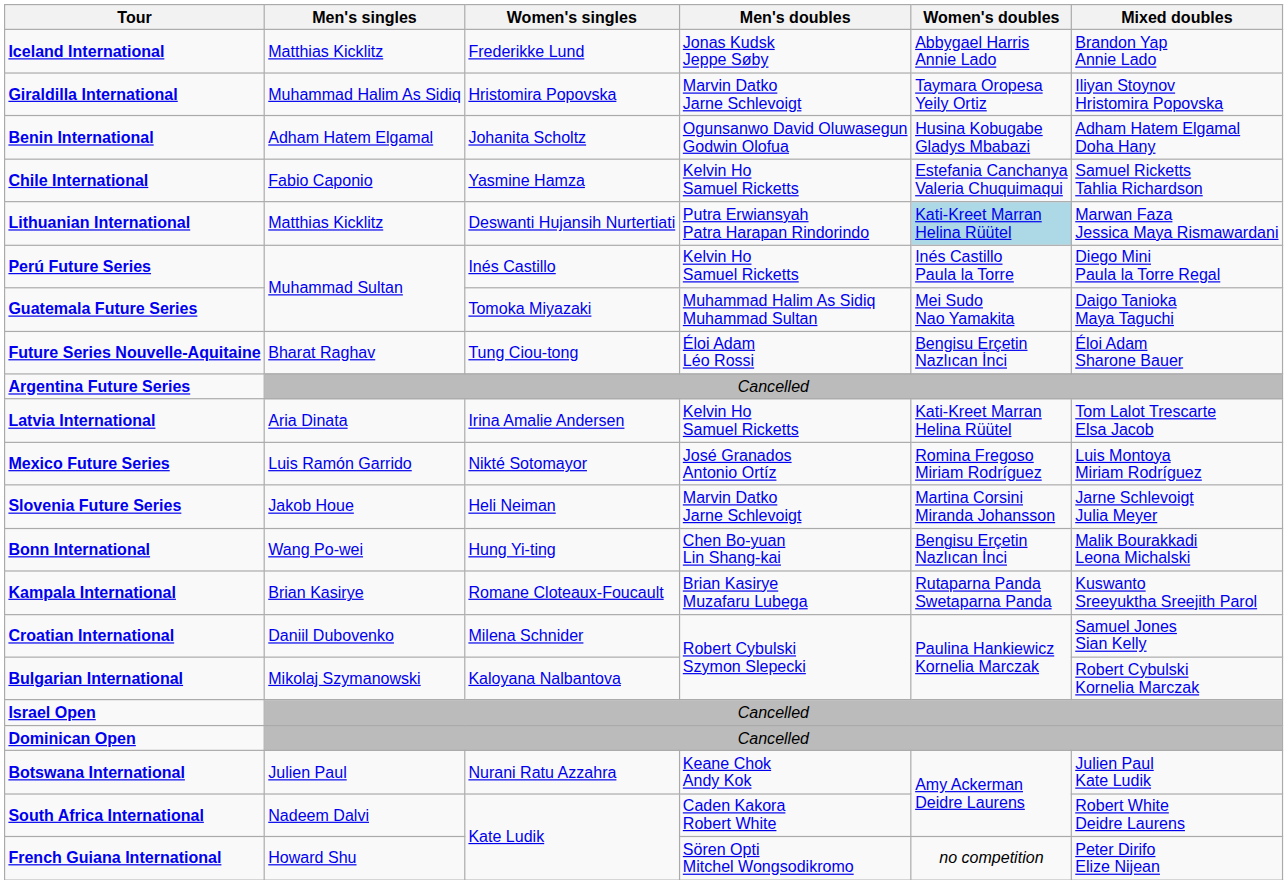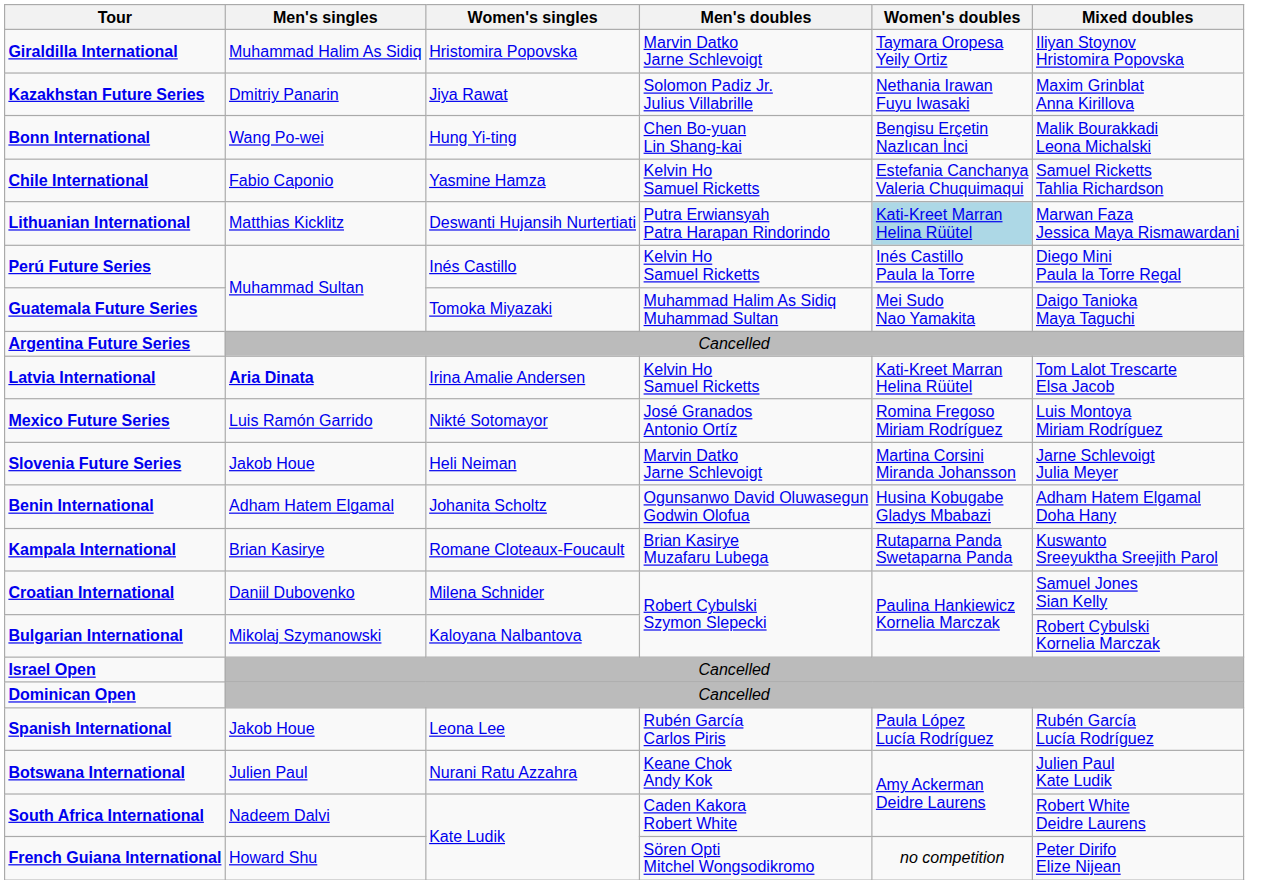- row: (86, 51)
+ row: (106, 94)
rows swapped: (79, 549) <-> (81, 137)
- row: (135, 352)
(308, 420) normal -> (271, 377) bold
+ row: (90, 729)
